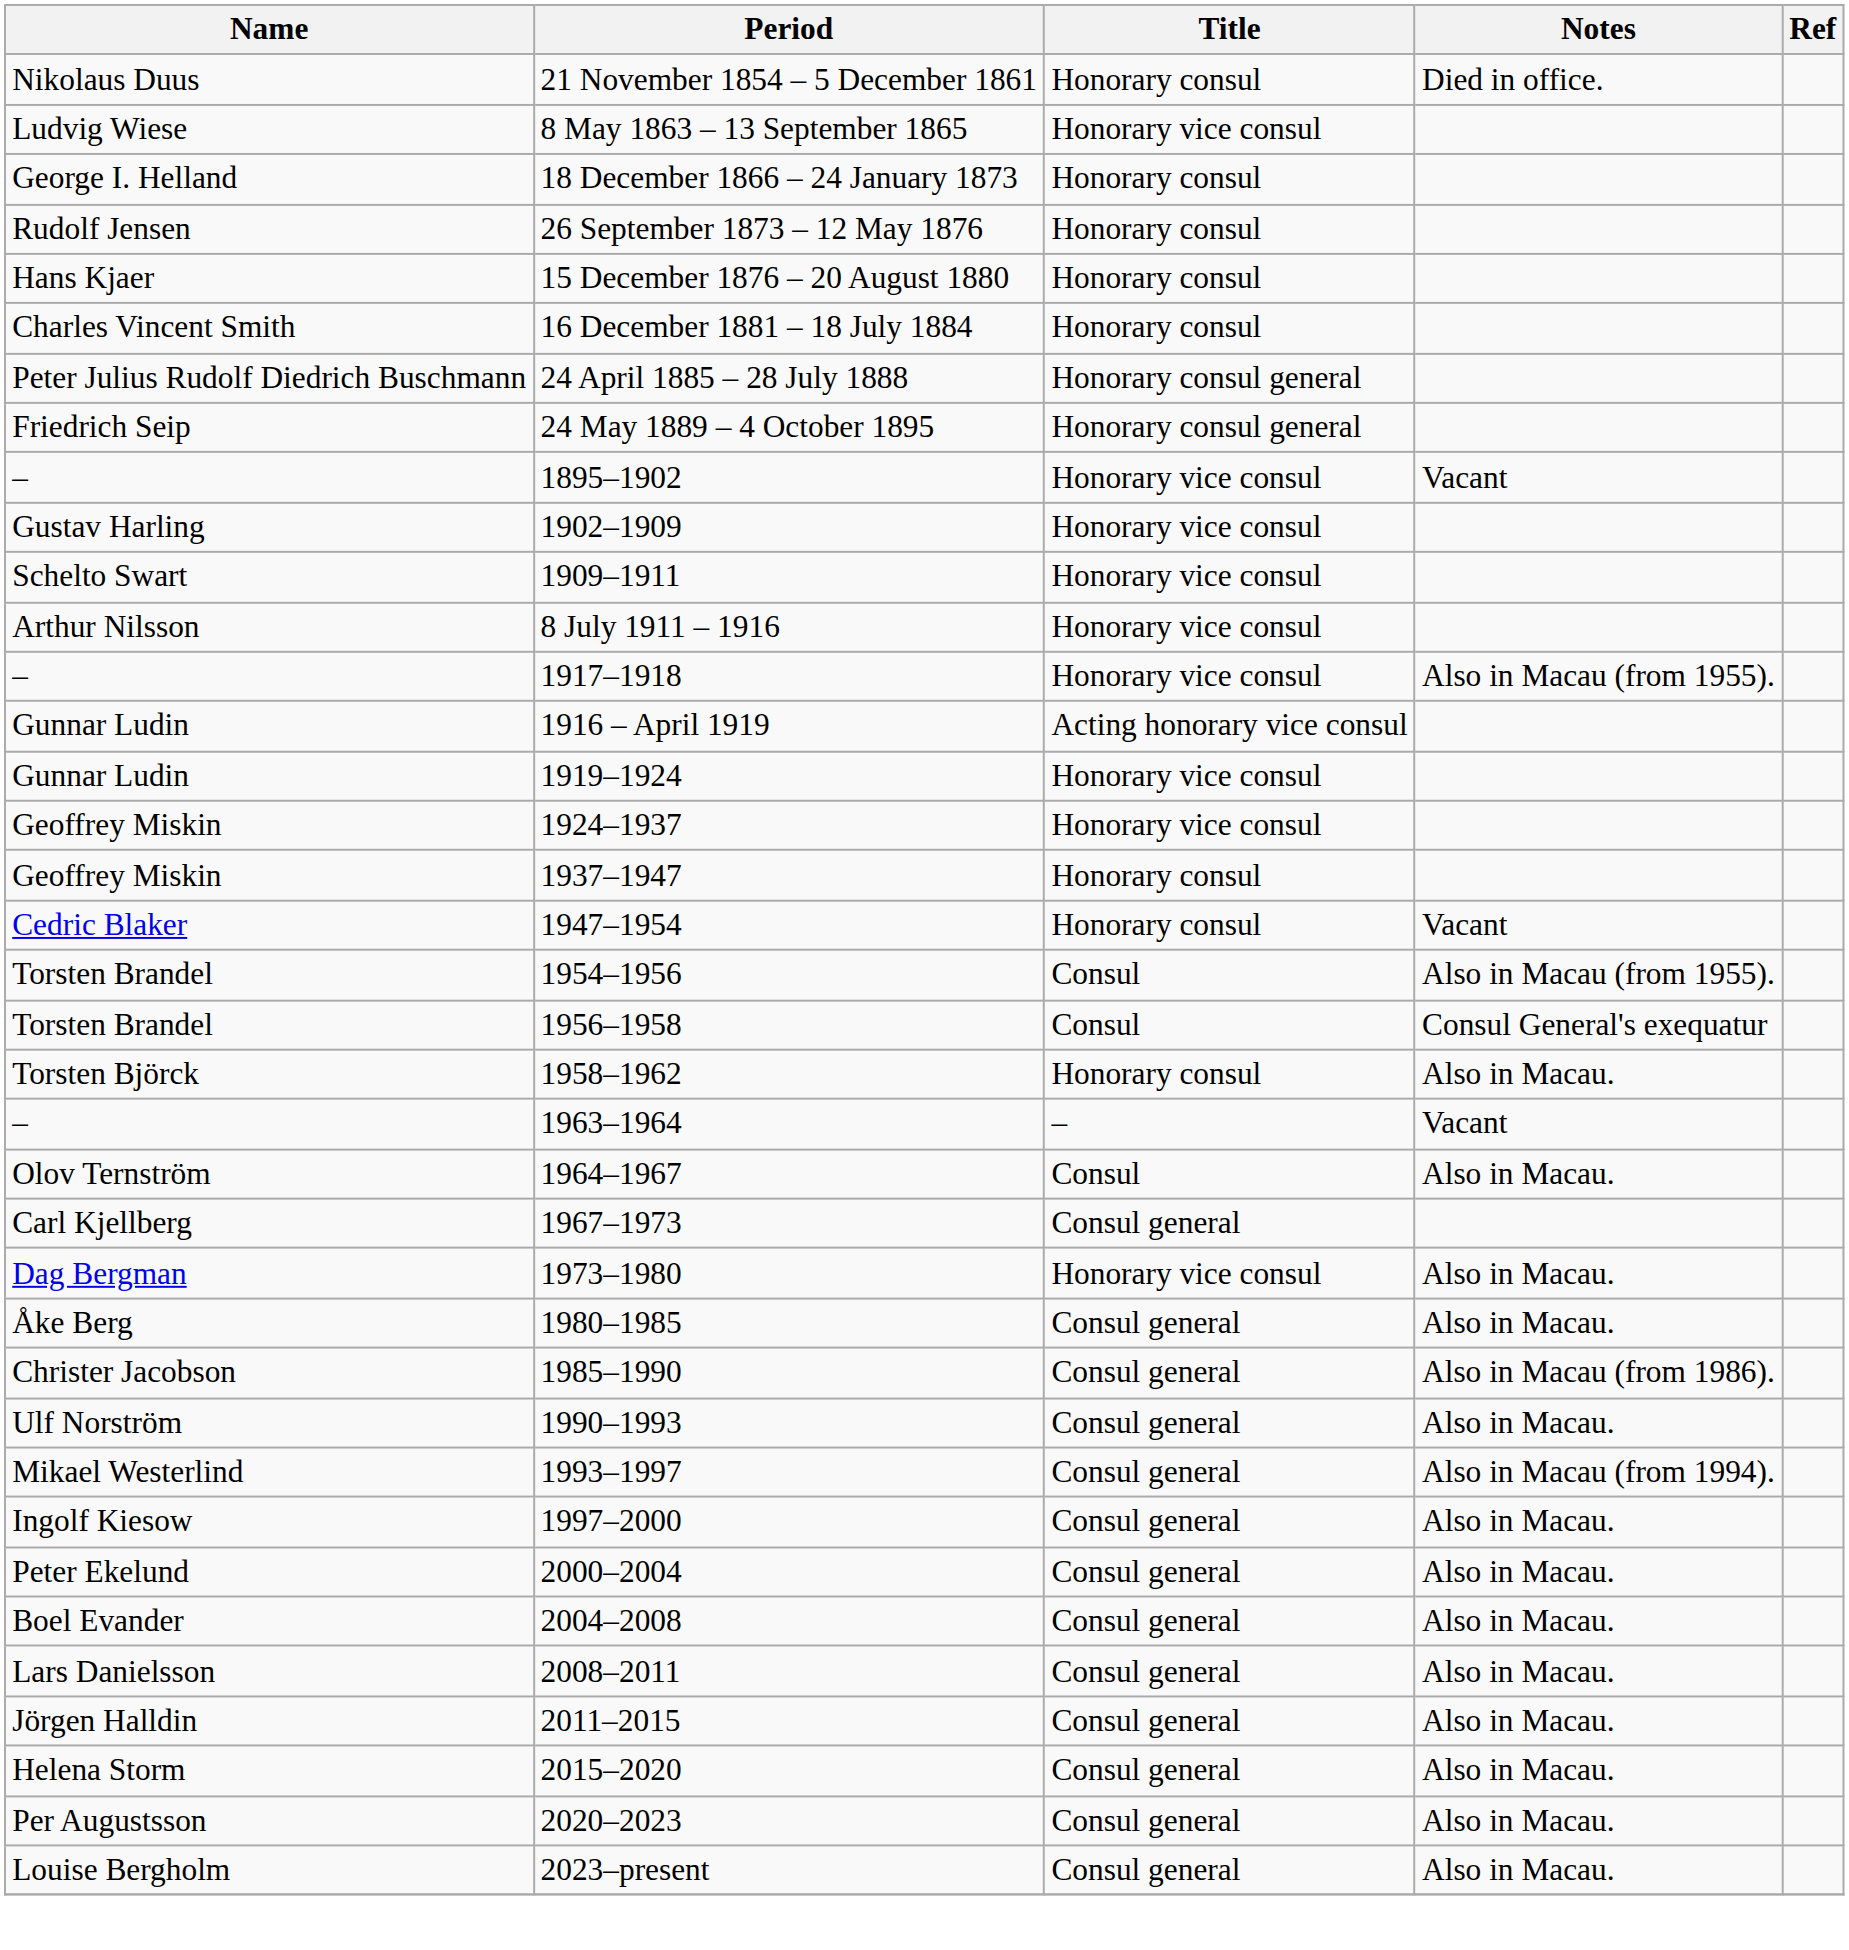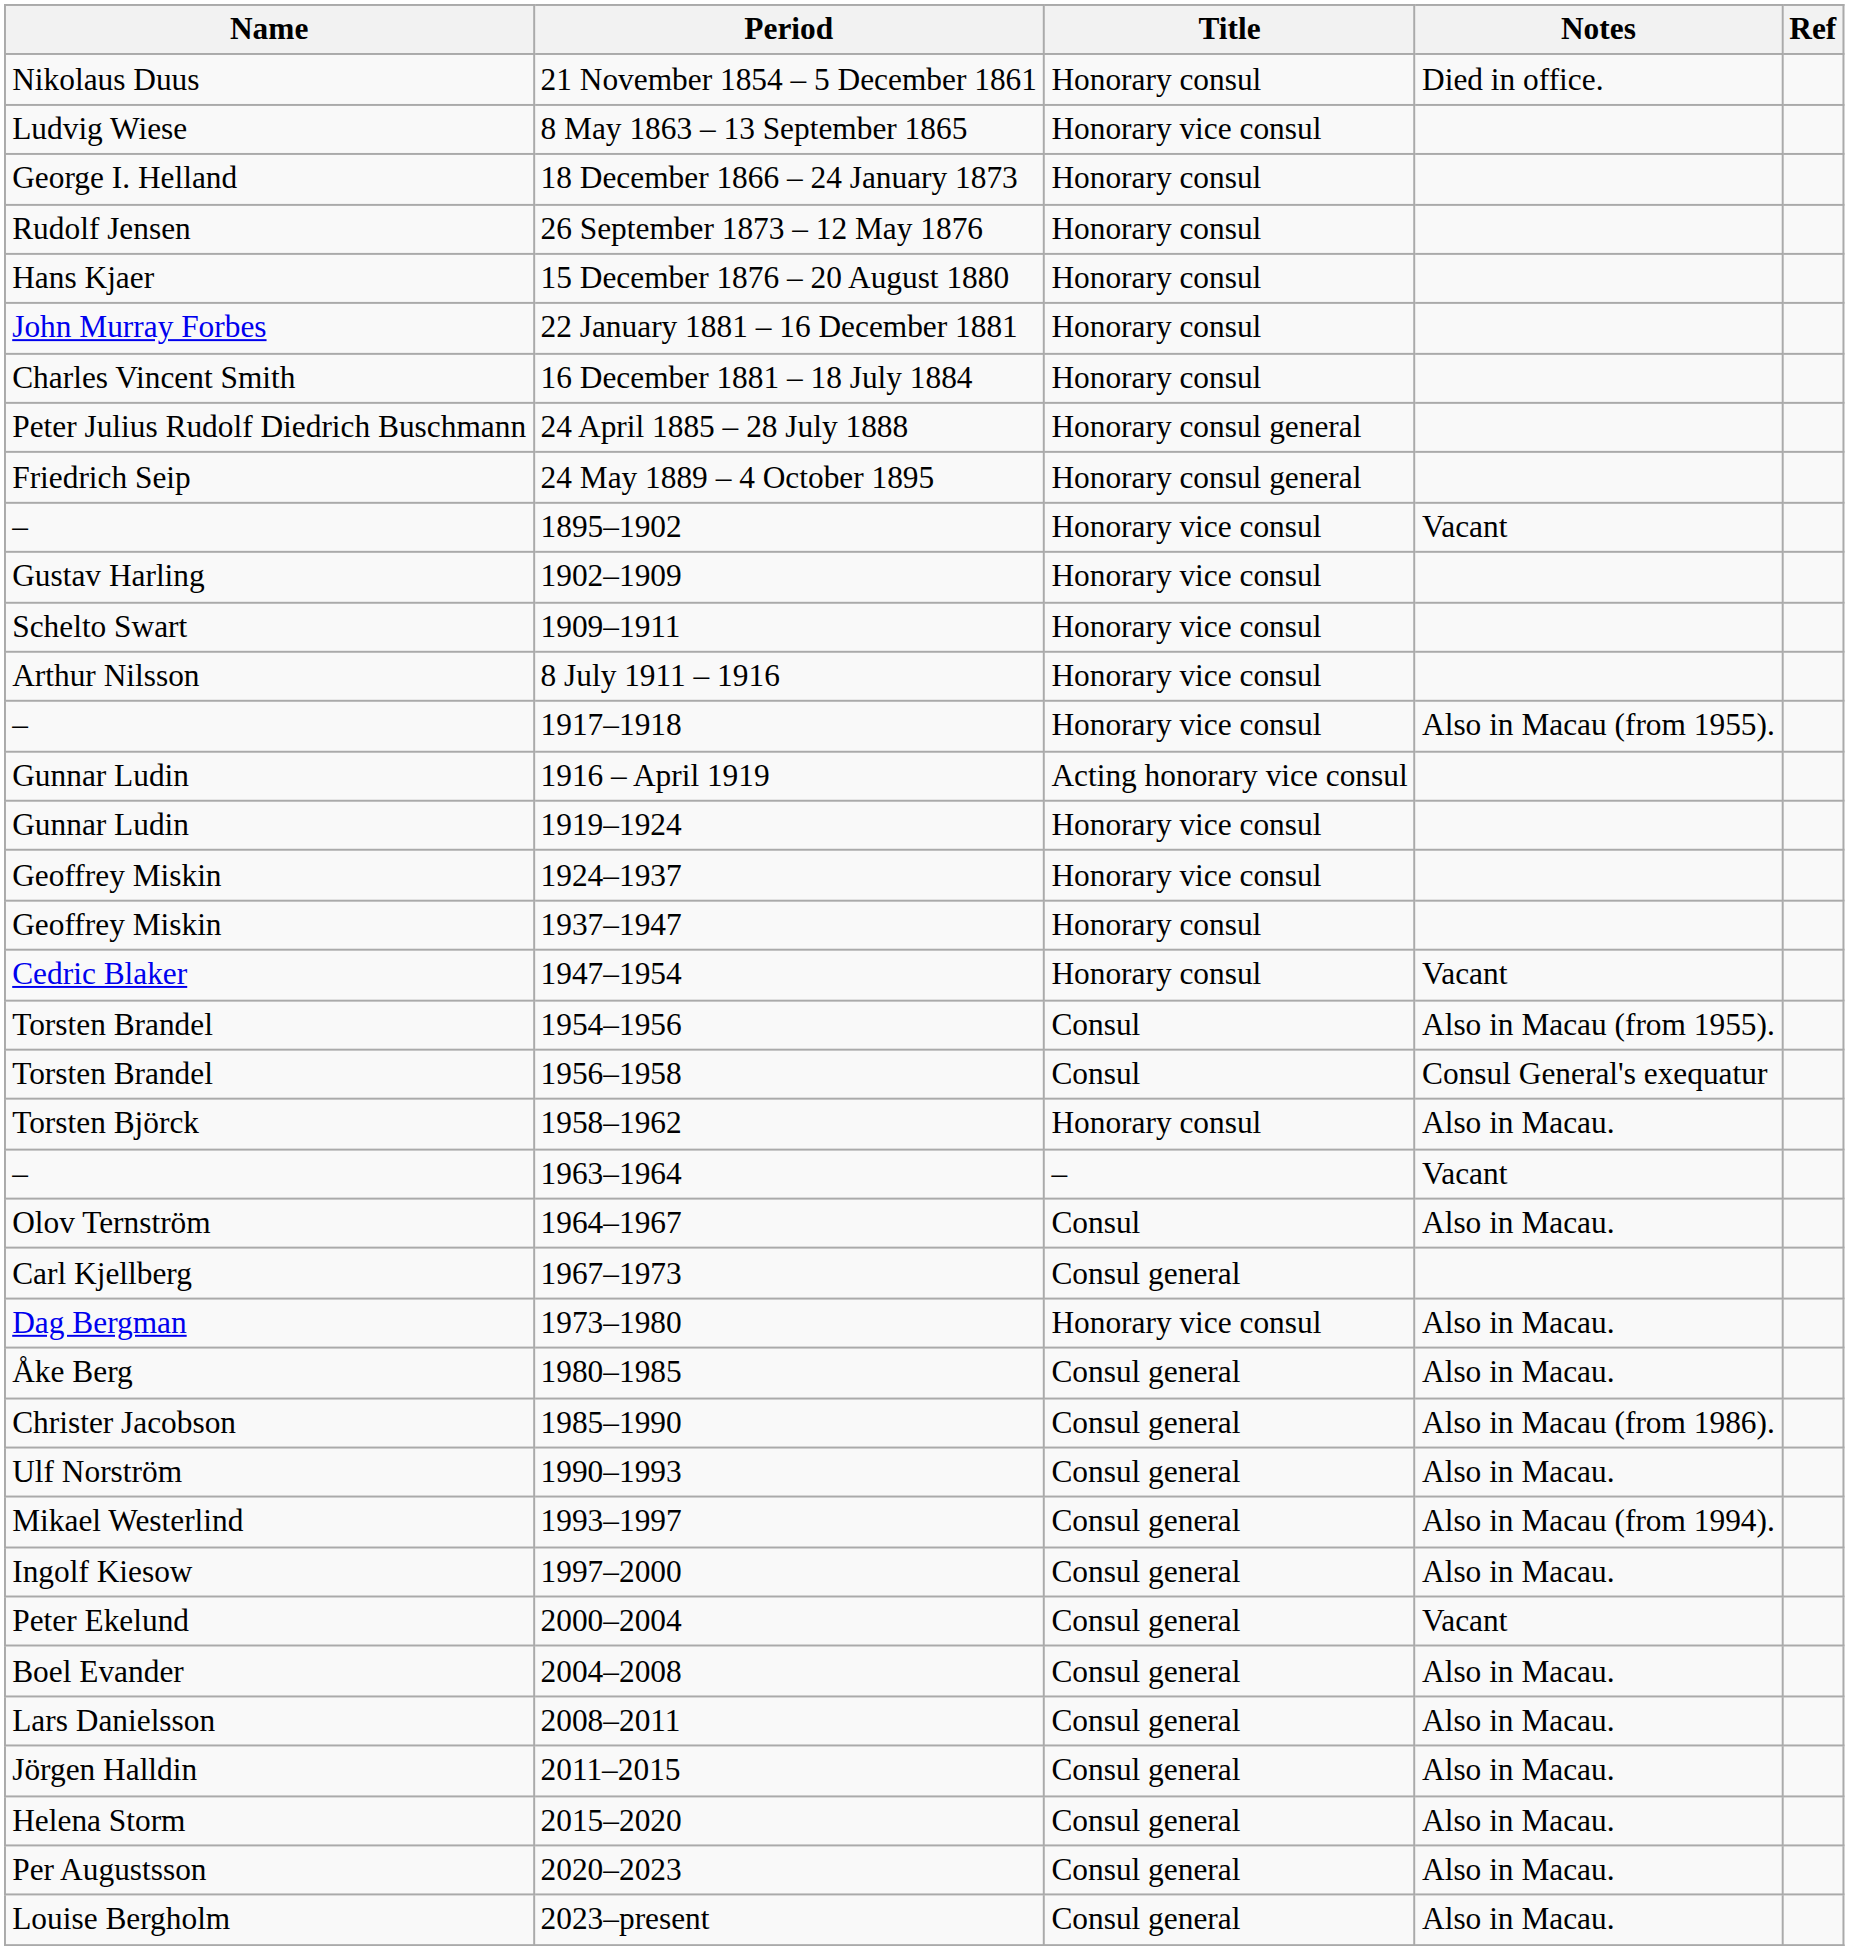+ row: (779, 327)
(1518, 1571) Also in Macau. -> (1465, 1620) Vacant
